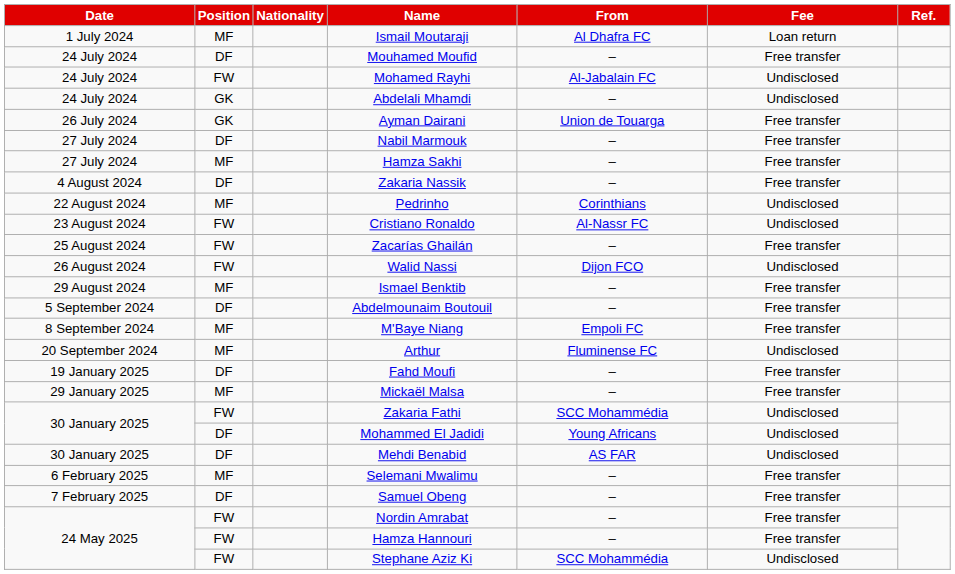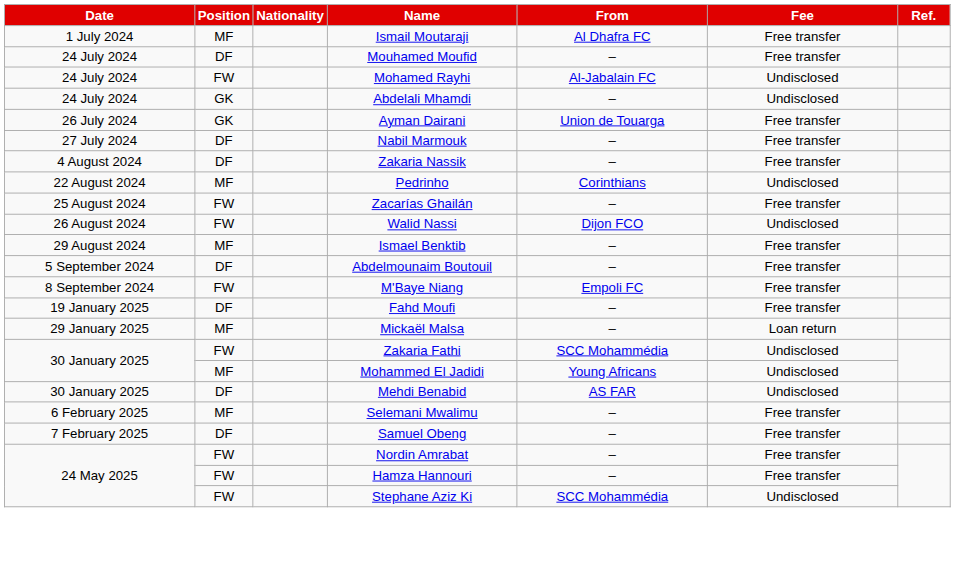(803, 36) Loan return -> (803, 36) Free transfer
- row: (422, 162)
- row: (422, 225)
(224, 329) MF -> (224, 287) FW
- row: (422, 350)
(803, 392) Free transfer -> (803, 329) Loan return
(224, 434) DF -> (224, 371) MF
